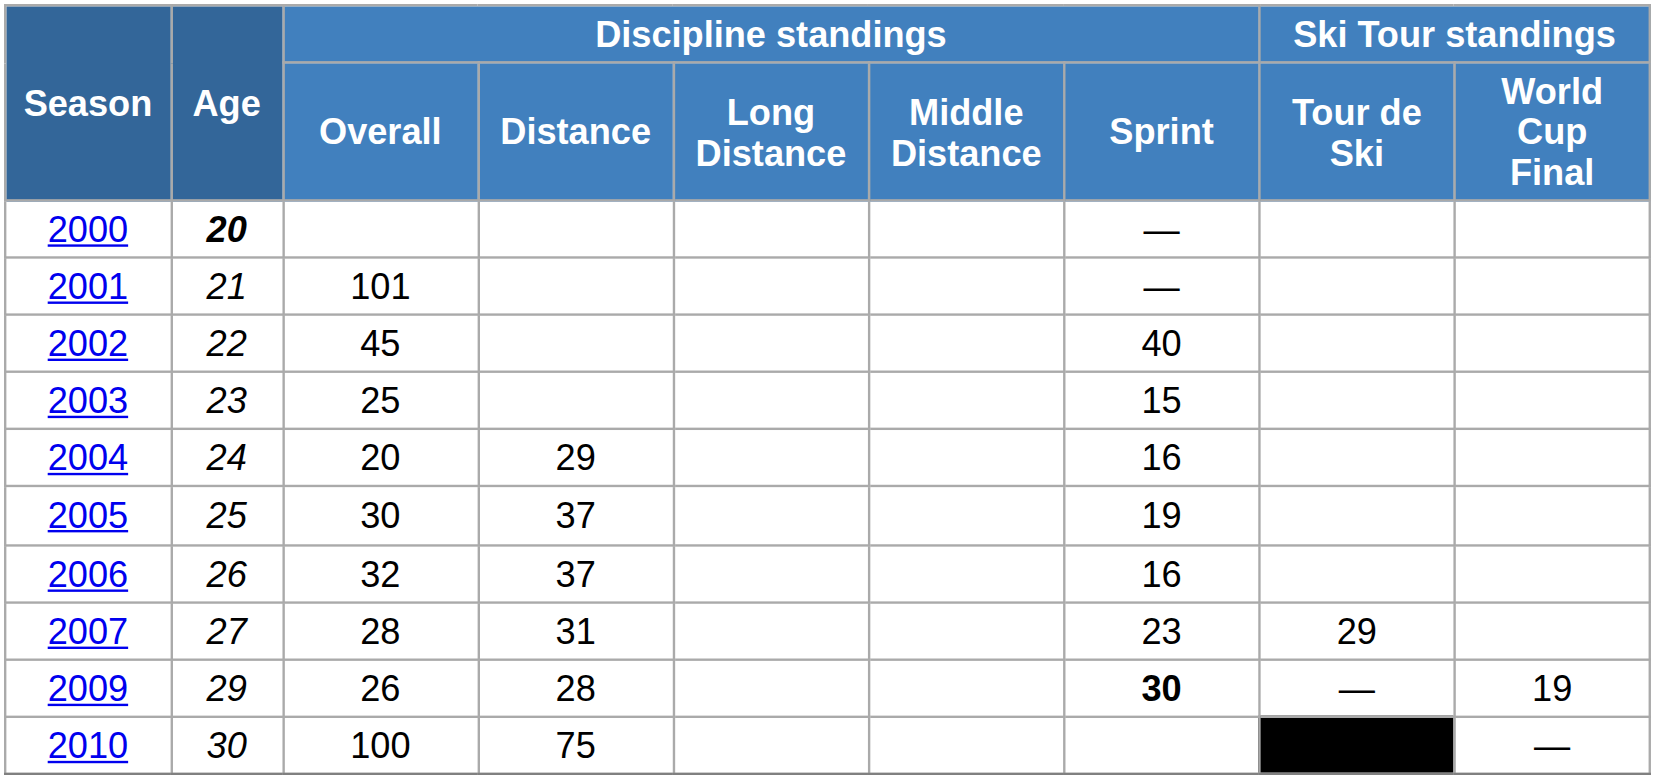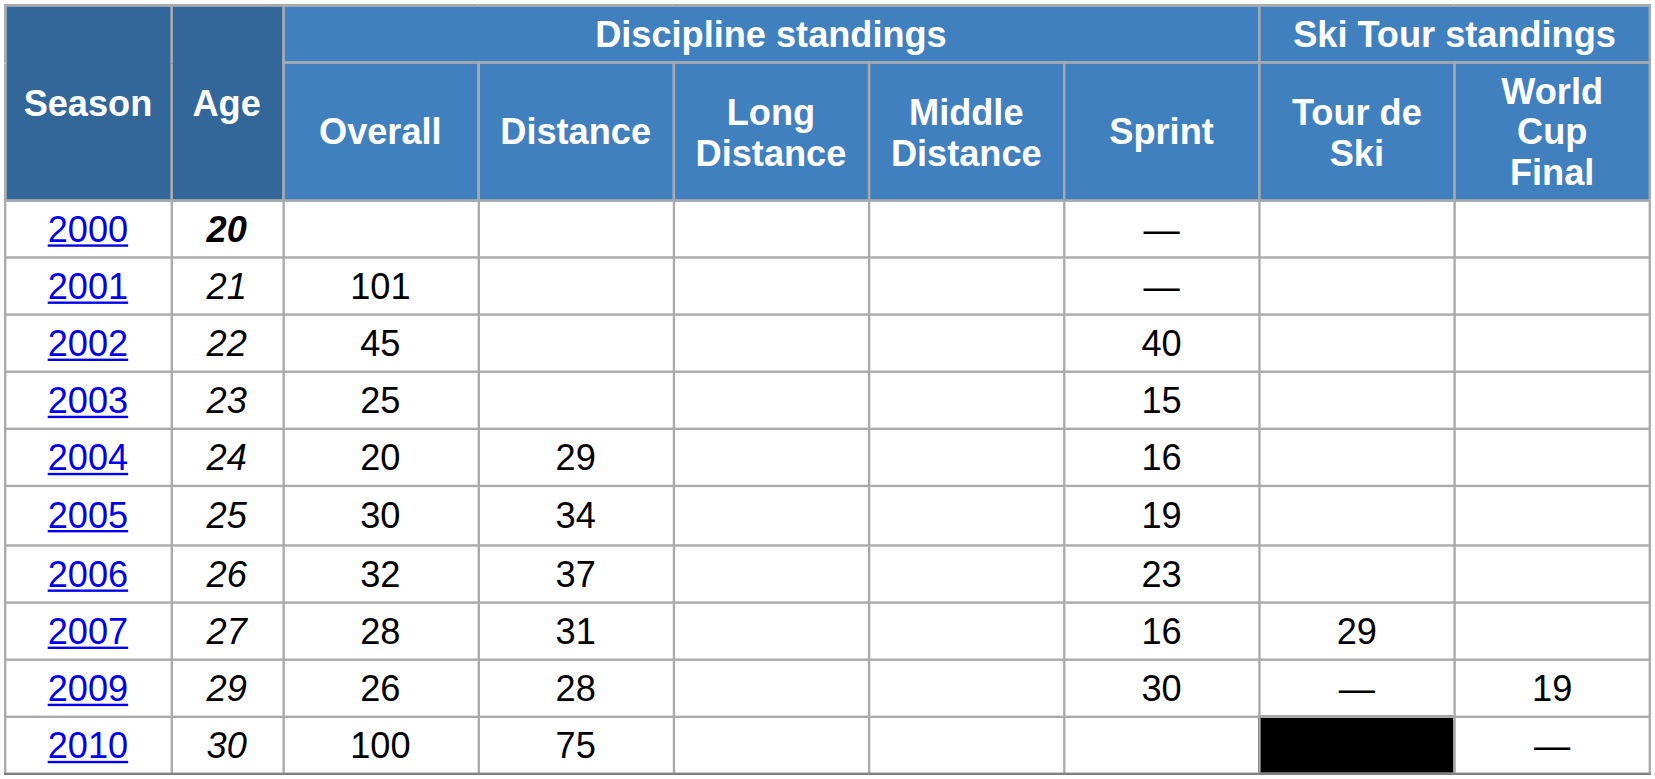(576, 516) 37 -> (576, 516) 34
(1162, 573) 16 -> (1162, 573) 23
(1162, 630) 23 -> (1162, 630) 16
(1162, 688) bold -> (1162, 688) normal
